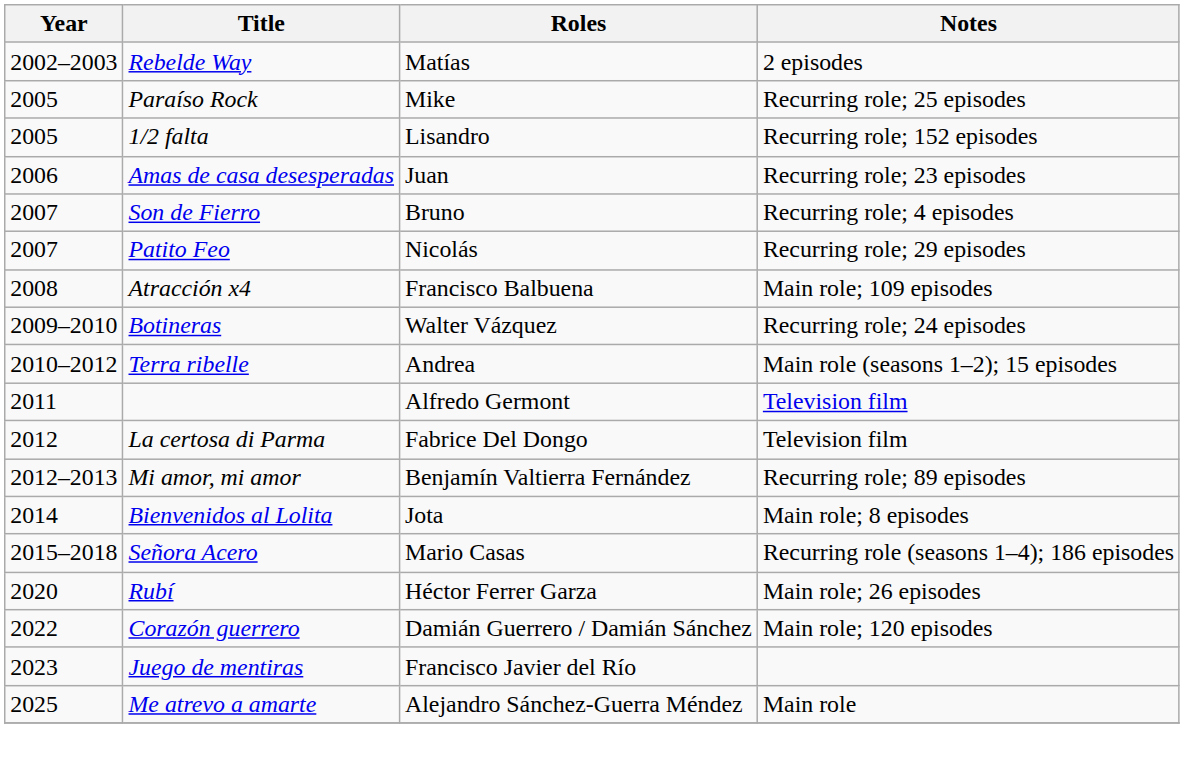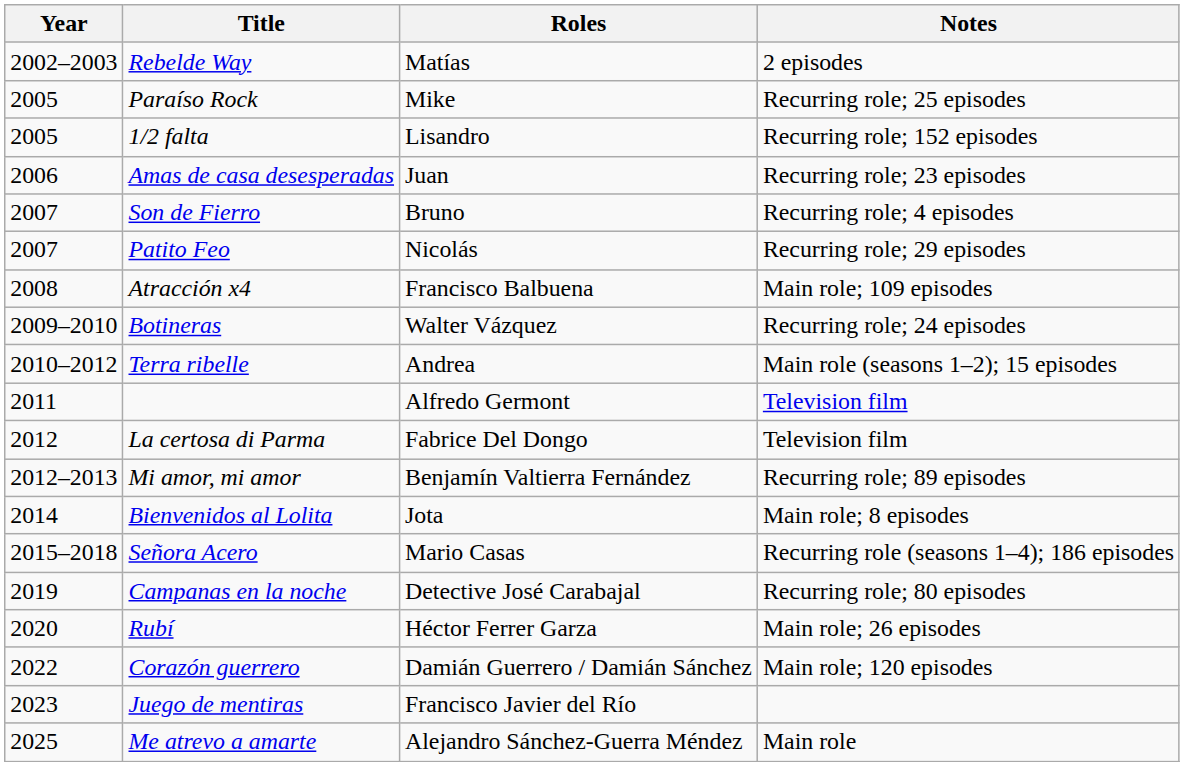+ row: (237, 590)
